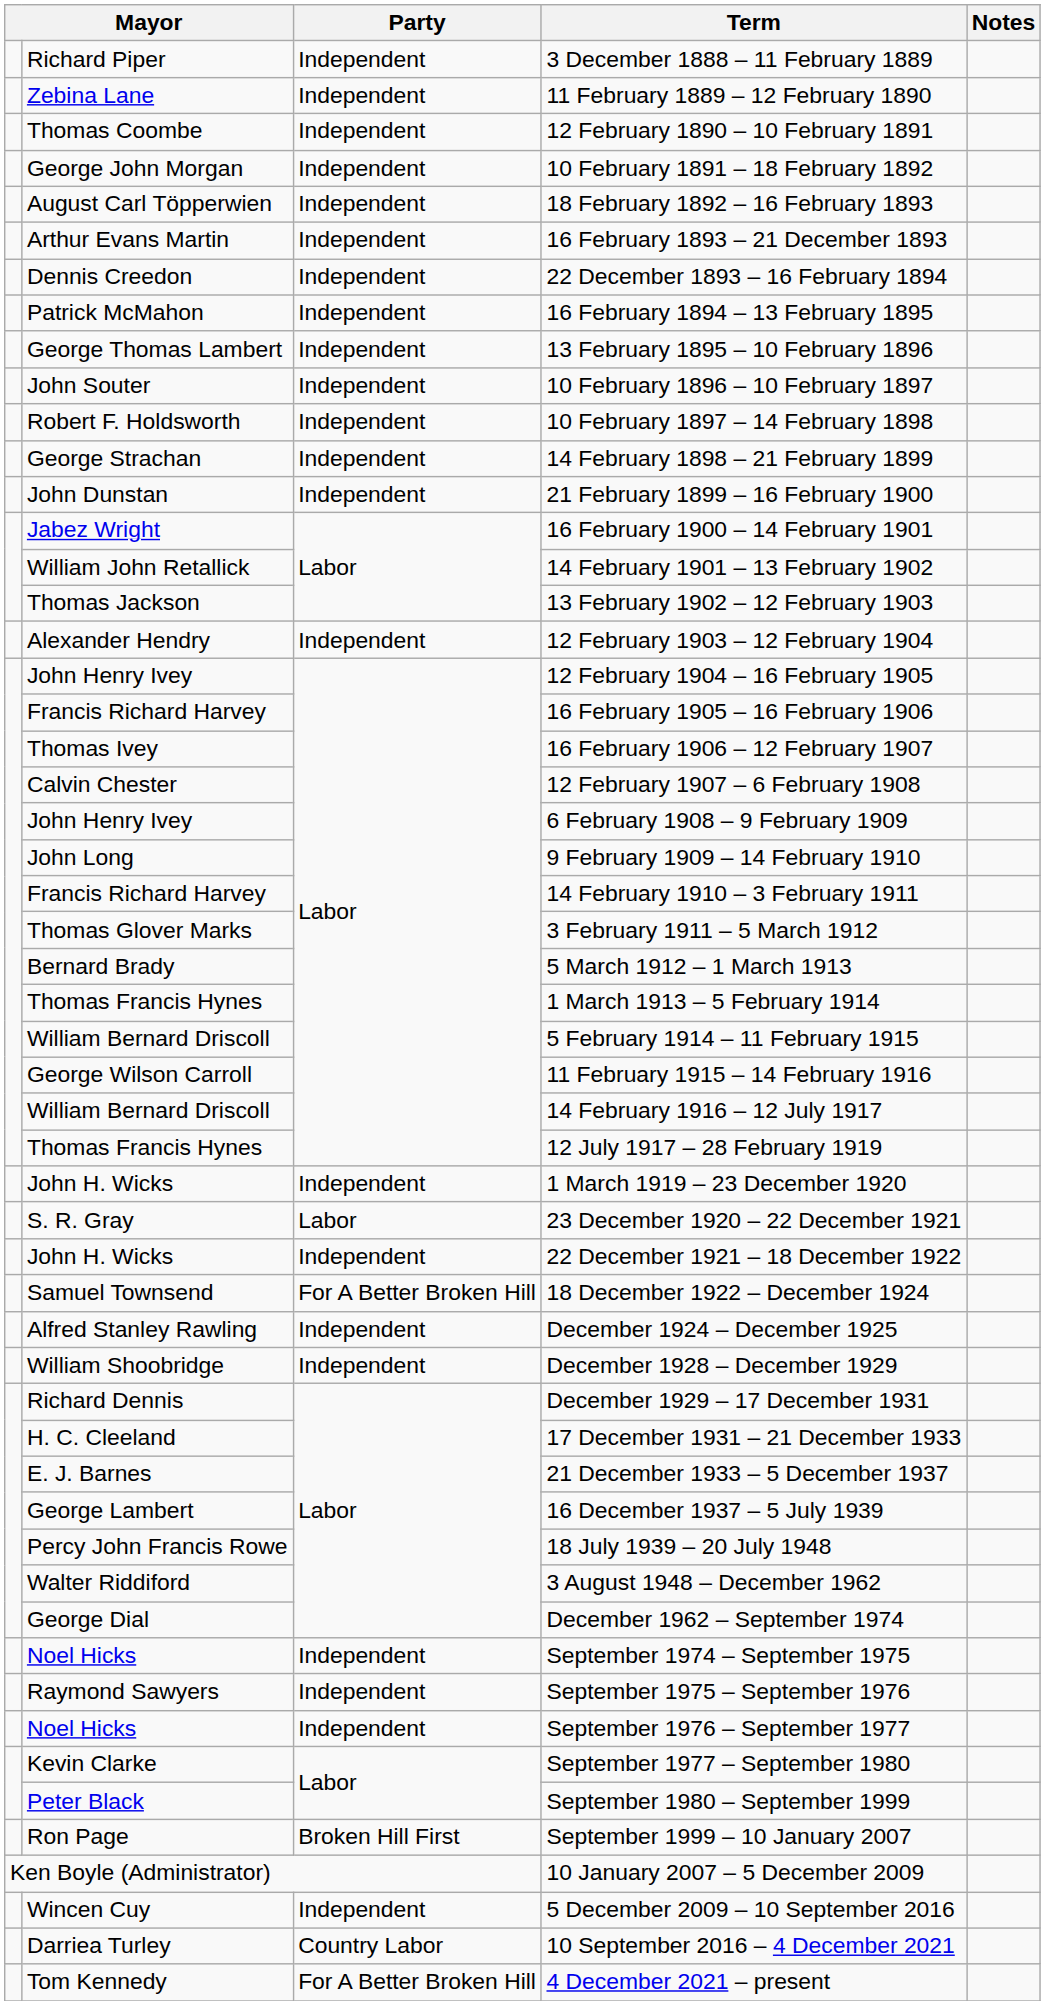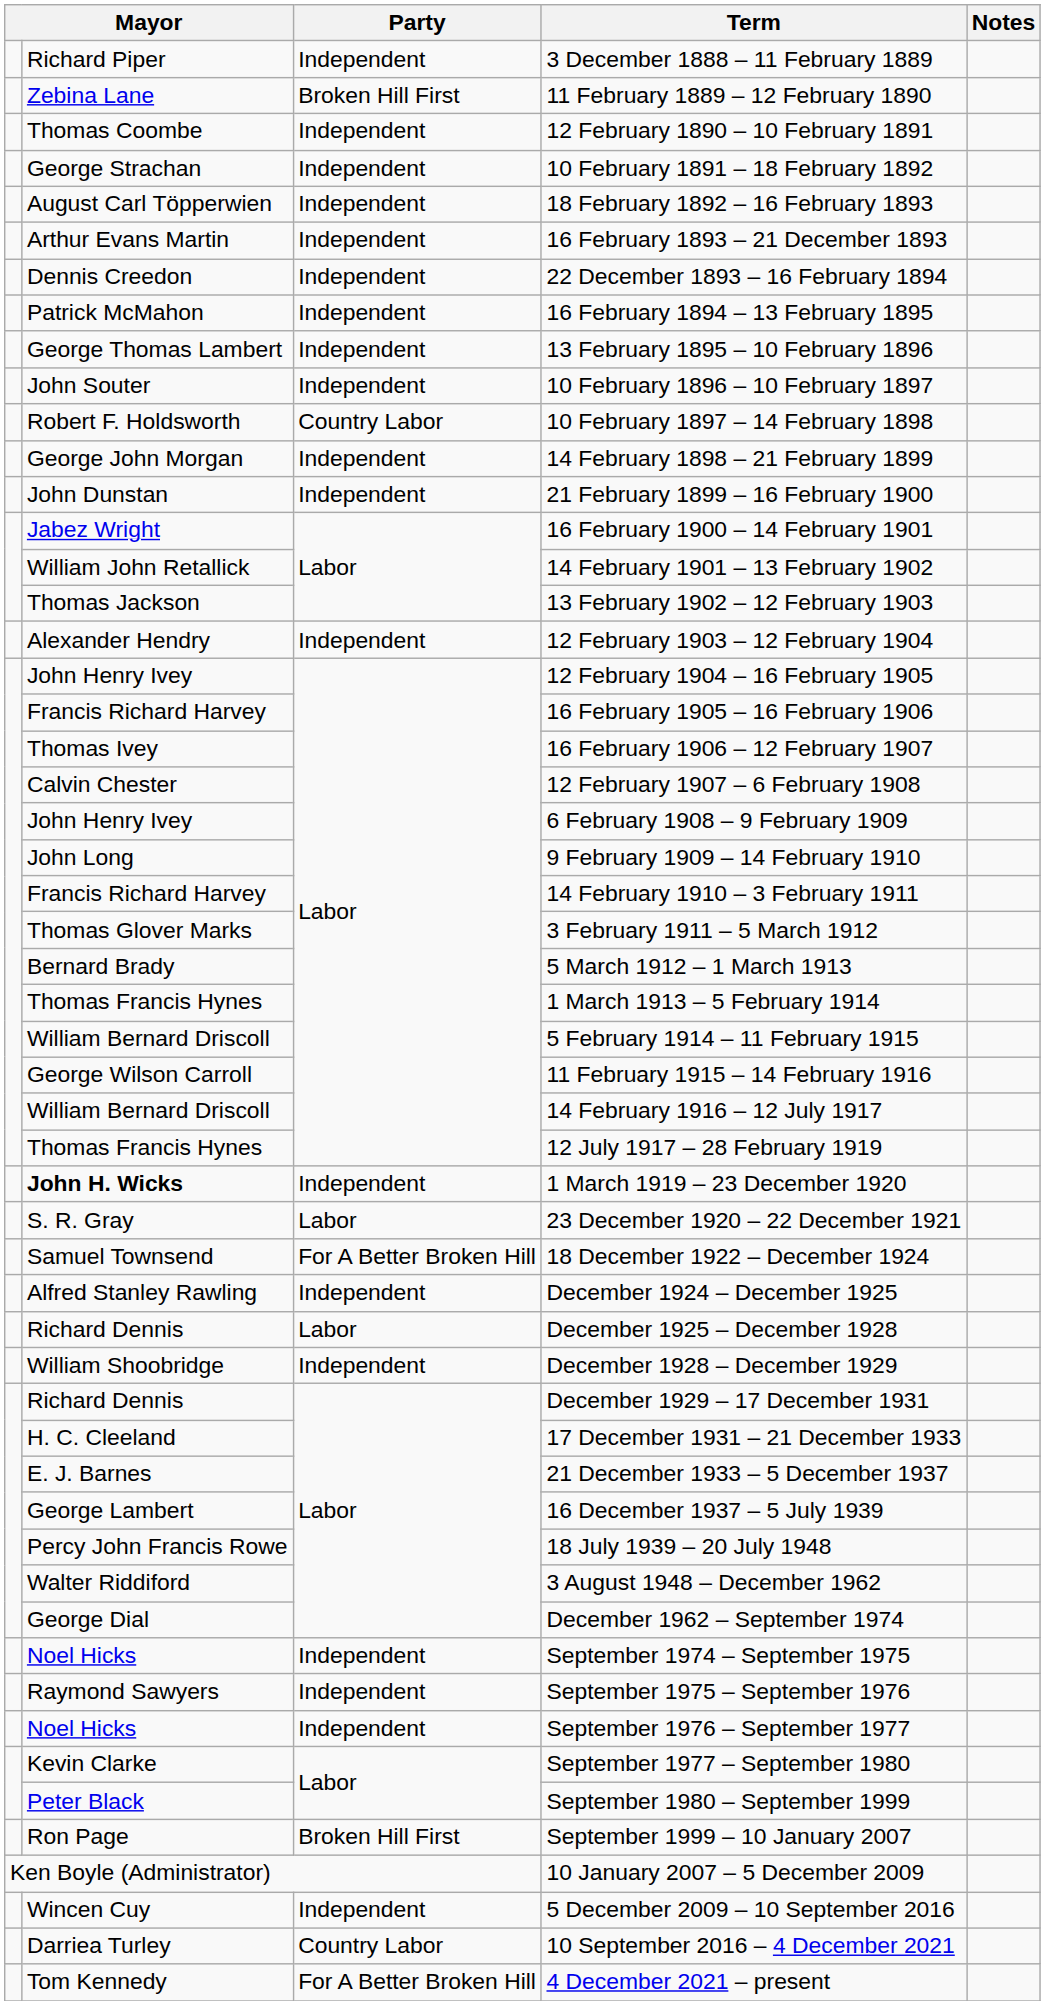(362, 95) Independent -> (379, 95) Broken Hill First
(135, 167) George John Morgan -> (114, 167) George Strachan
(362, 421) Independent -> (371, 421) Country Labor
(114, 458) George Strachan -> (135, 458) George John Morgan
(100, 1183) normal -> (105, 1183) bold
- row: (754, 1256)
+ row: (722, 1328)
